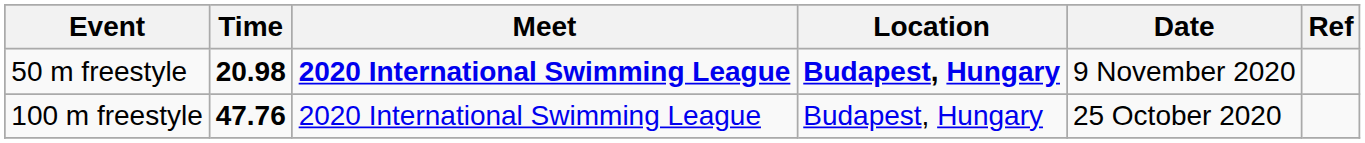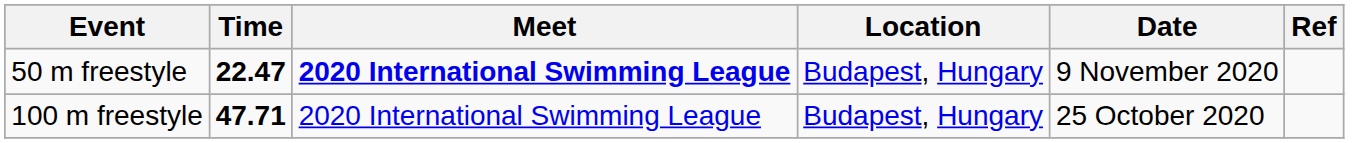(251, 71) 20.98 -> (251, 71) 22.47
(932, 71) bold -> (923, 71) normal
(251, 115) 47.76 -> (251, 115) 47.71
